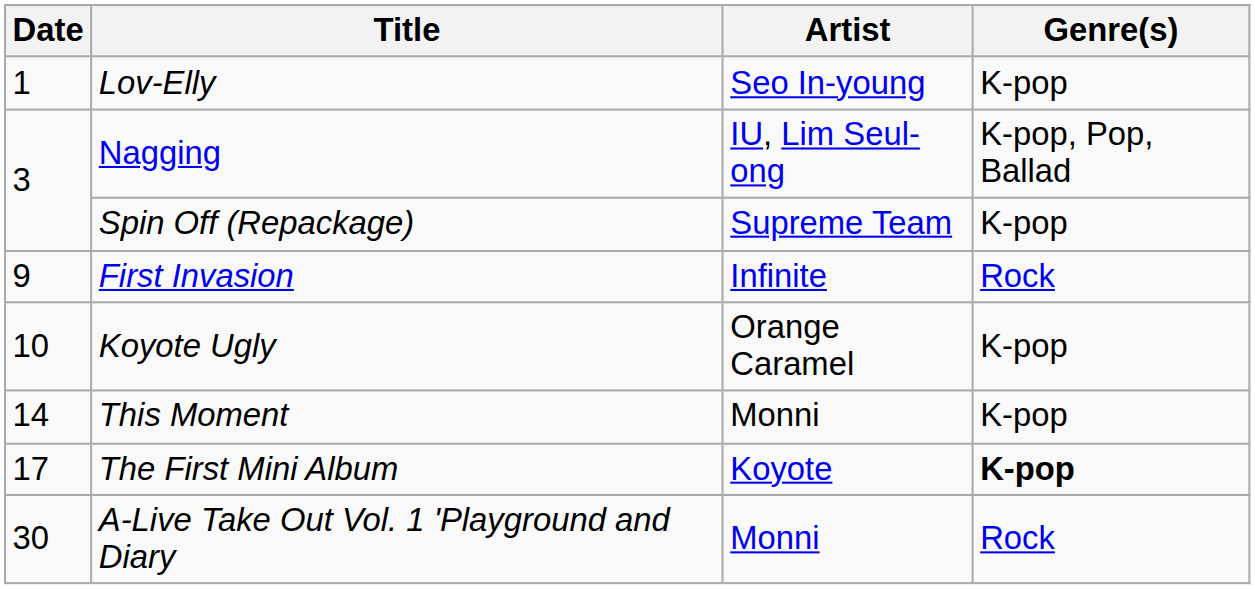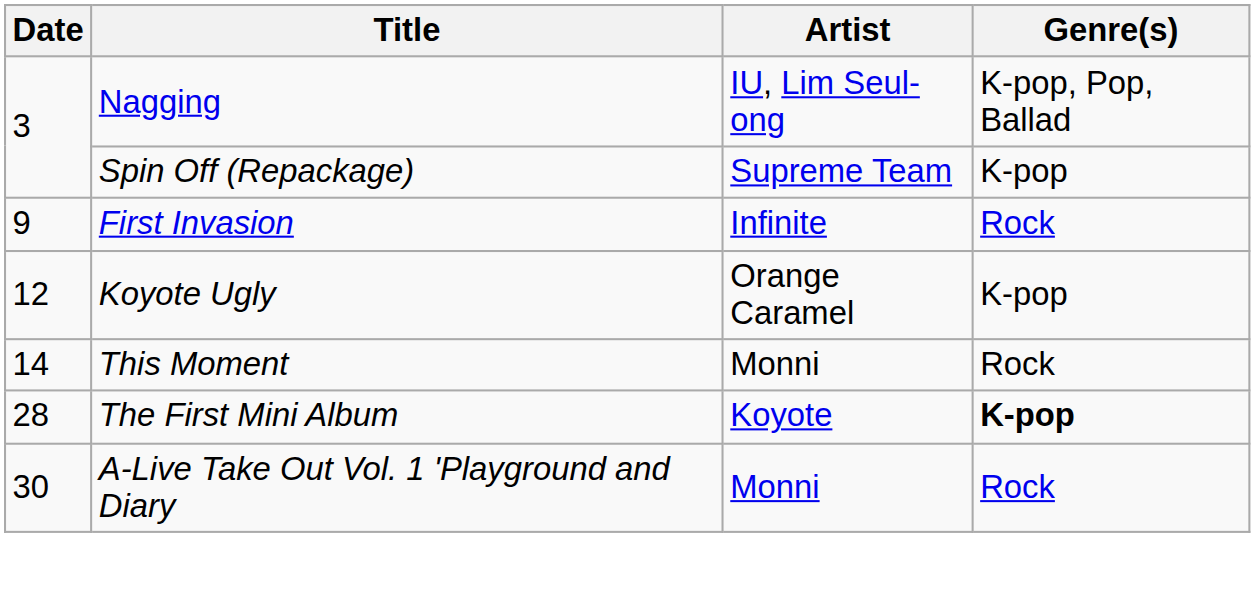- row: (157, 82)
(31, 345) 10 -> (31, 293) 12
(1024, 416) K-pop -> (1018, 364) Rock
(31, 468) 17 -> (31, 416) 28
